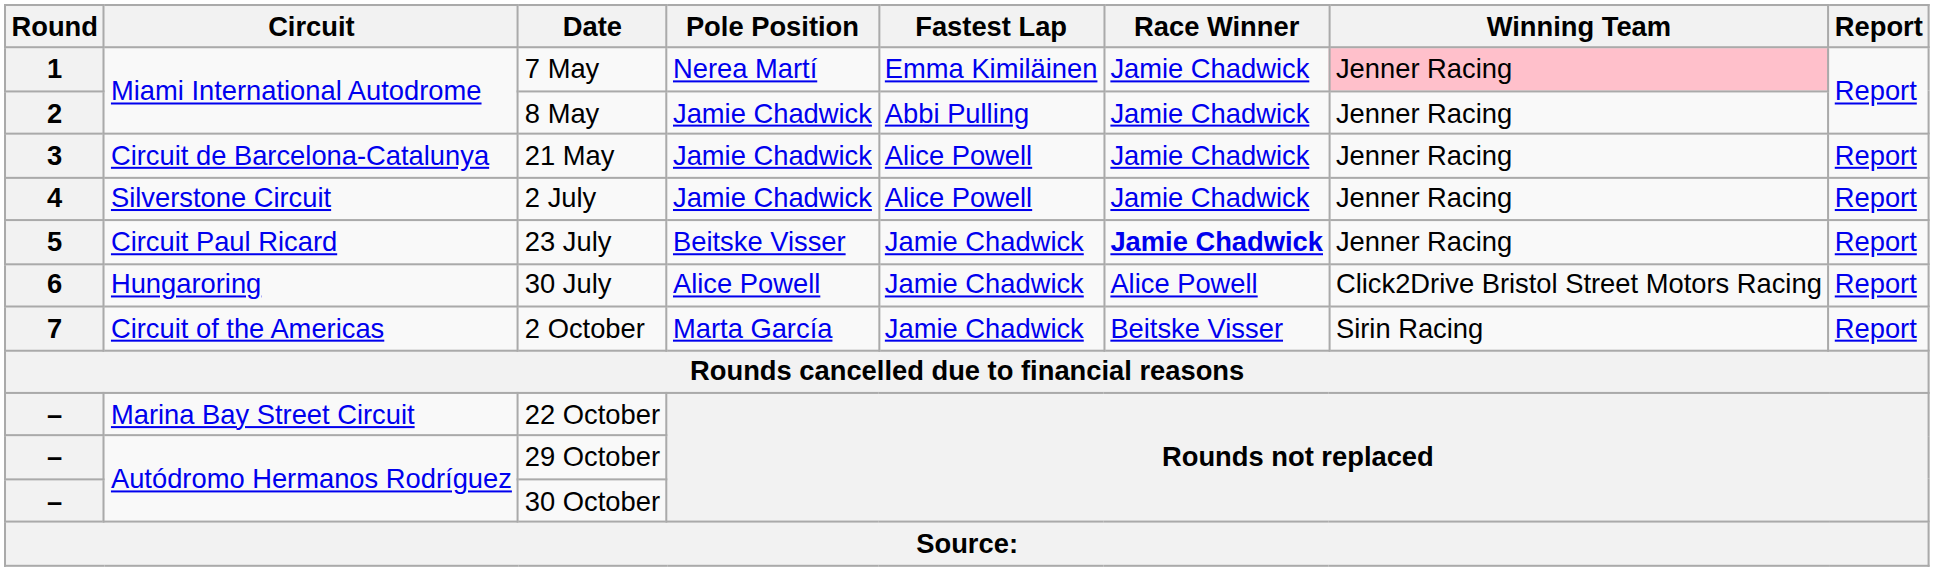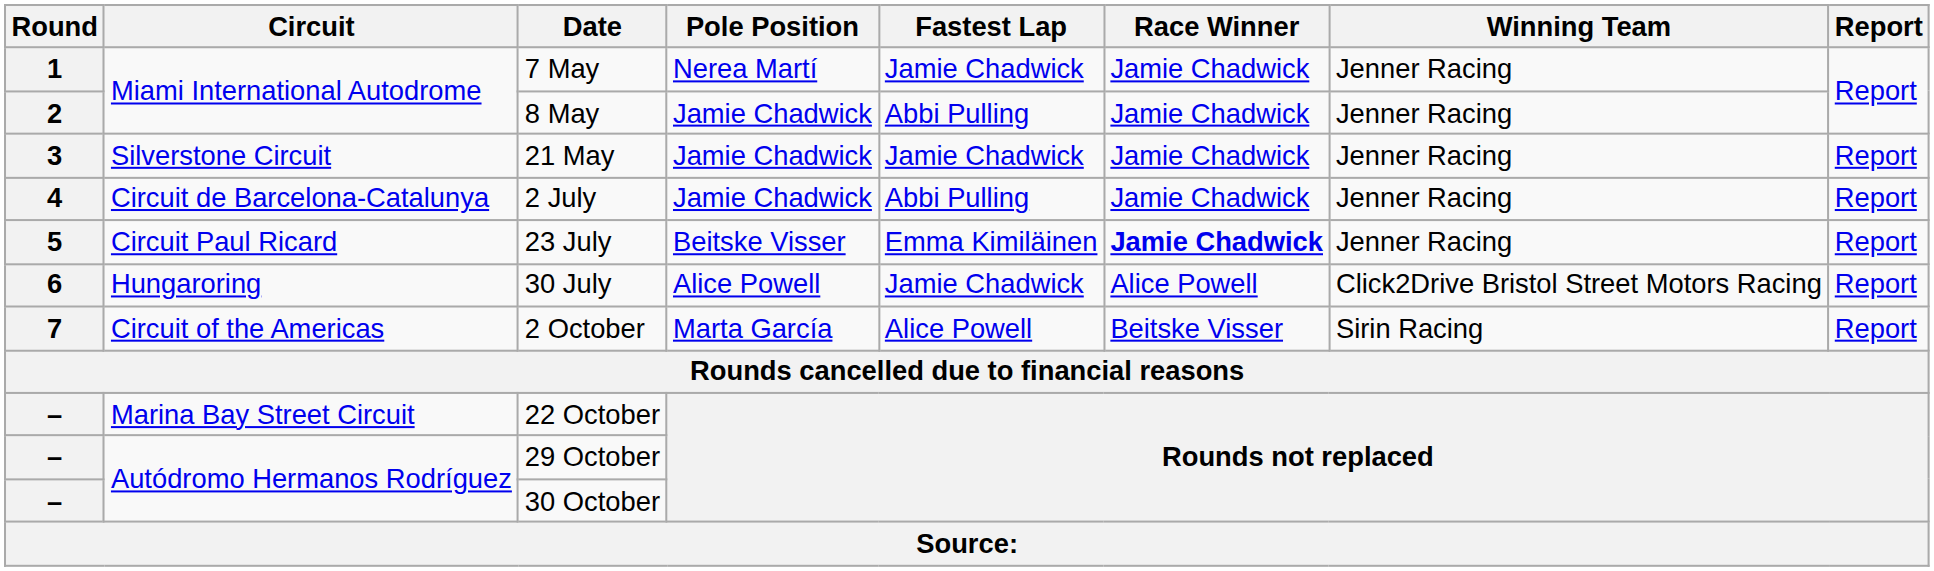(991, 69) Emma Kimiläinen -> (984, 69) Jamie Chadwick
(1424, 69) pink background -> (1424, 69) no background
(300, 155) Circuit de Barcelona-Catalunya -> (221, 155) Silverstone Circuit
(959, 155) Alice Powell -> (984, 155) Jamie Chadwick
(221, 199) Silverstone Circuit -> (300, 199) Circuit de Barcelona-Catalunya
(959, 199) Alice Powell -> (957, 199) Abbi Pulling
(984, 242) Jamie Chadwick -> (991, 242) Emma Kimiläinen
(984, 328) Jamie Chadwick -> (959, 328) Alice Powell
